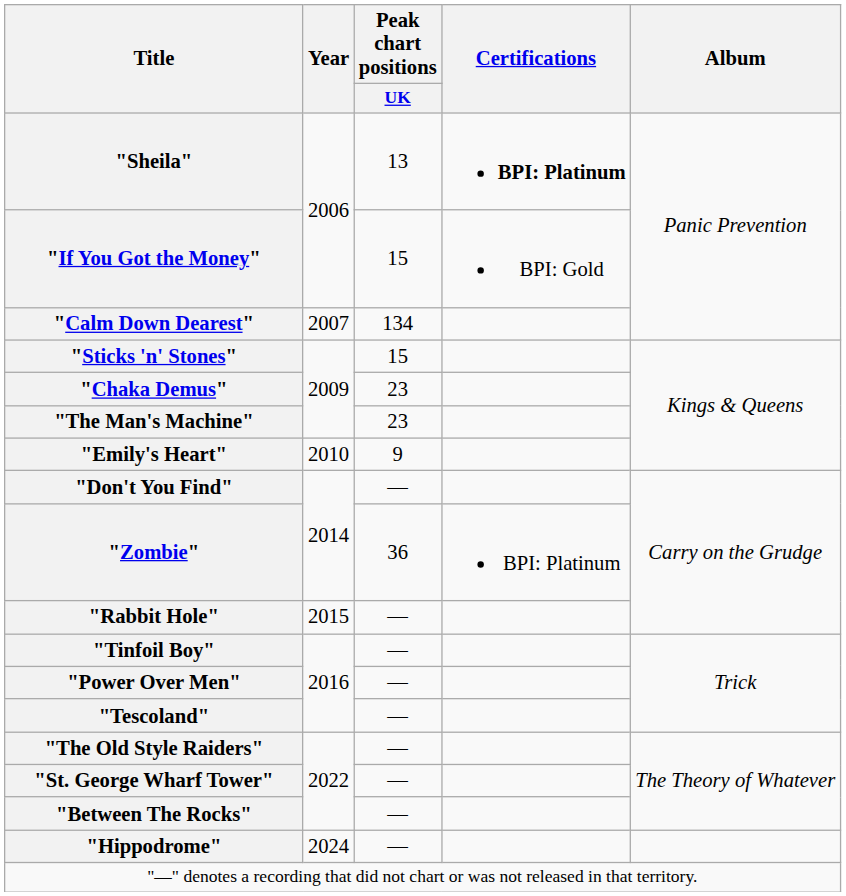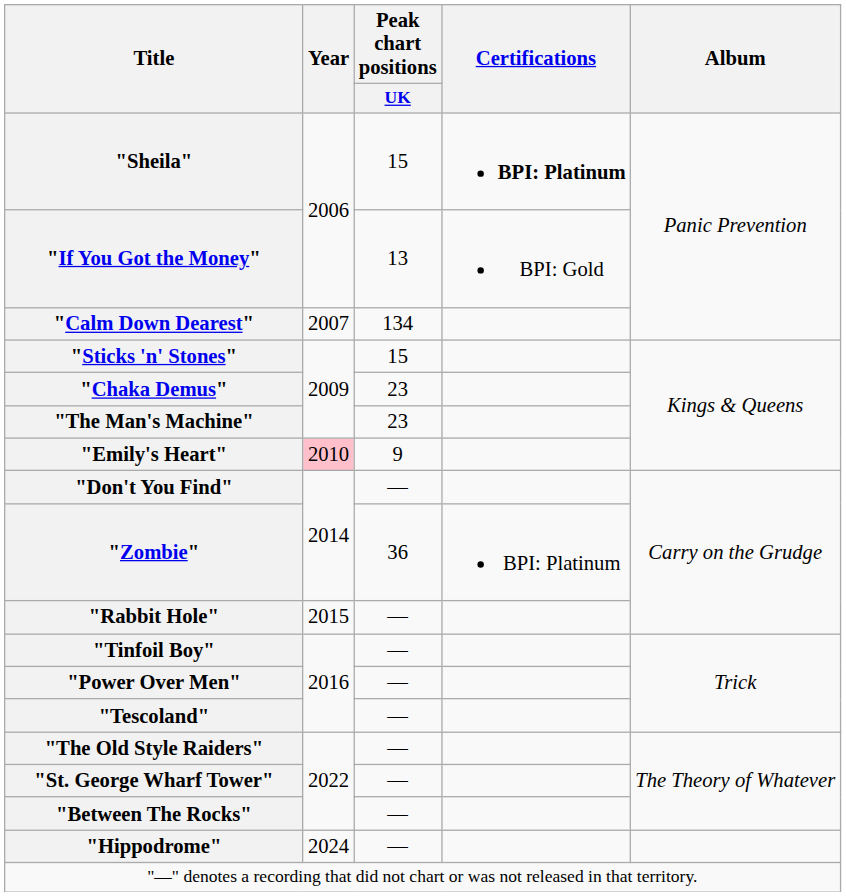(398, 161) 13 -> (398, 161) 15
(398, 258) 15 -> (398, 258) 13
(329, 454) no background -> (329, 454) pink background
